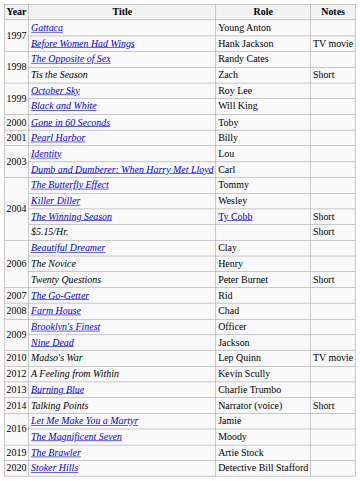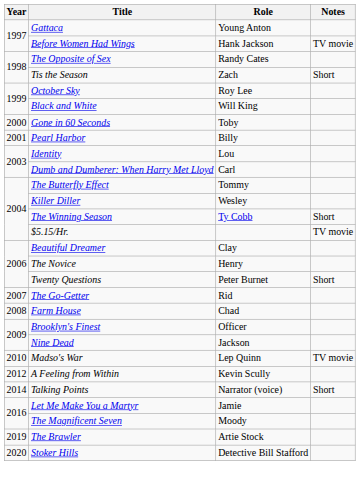(324, 232) Short -> (333, 232) TV movie
- row: (58, 389)
